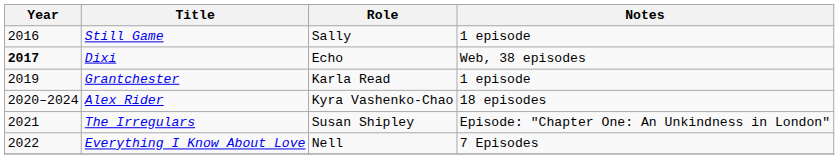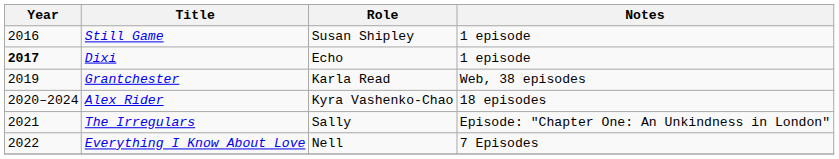(331, 37) Sally -> (363, 37) Susan Shipley
(523, 58) Web, 38 episodes -> (495, 58) 1 episode
(495, 79) 1 episode -> (523, 79) Web, 38 episodes
(363, 122) Susan Shipley -> (331, 122) Sally
